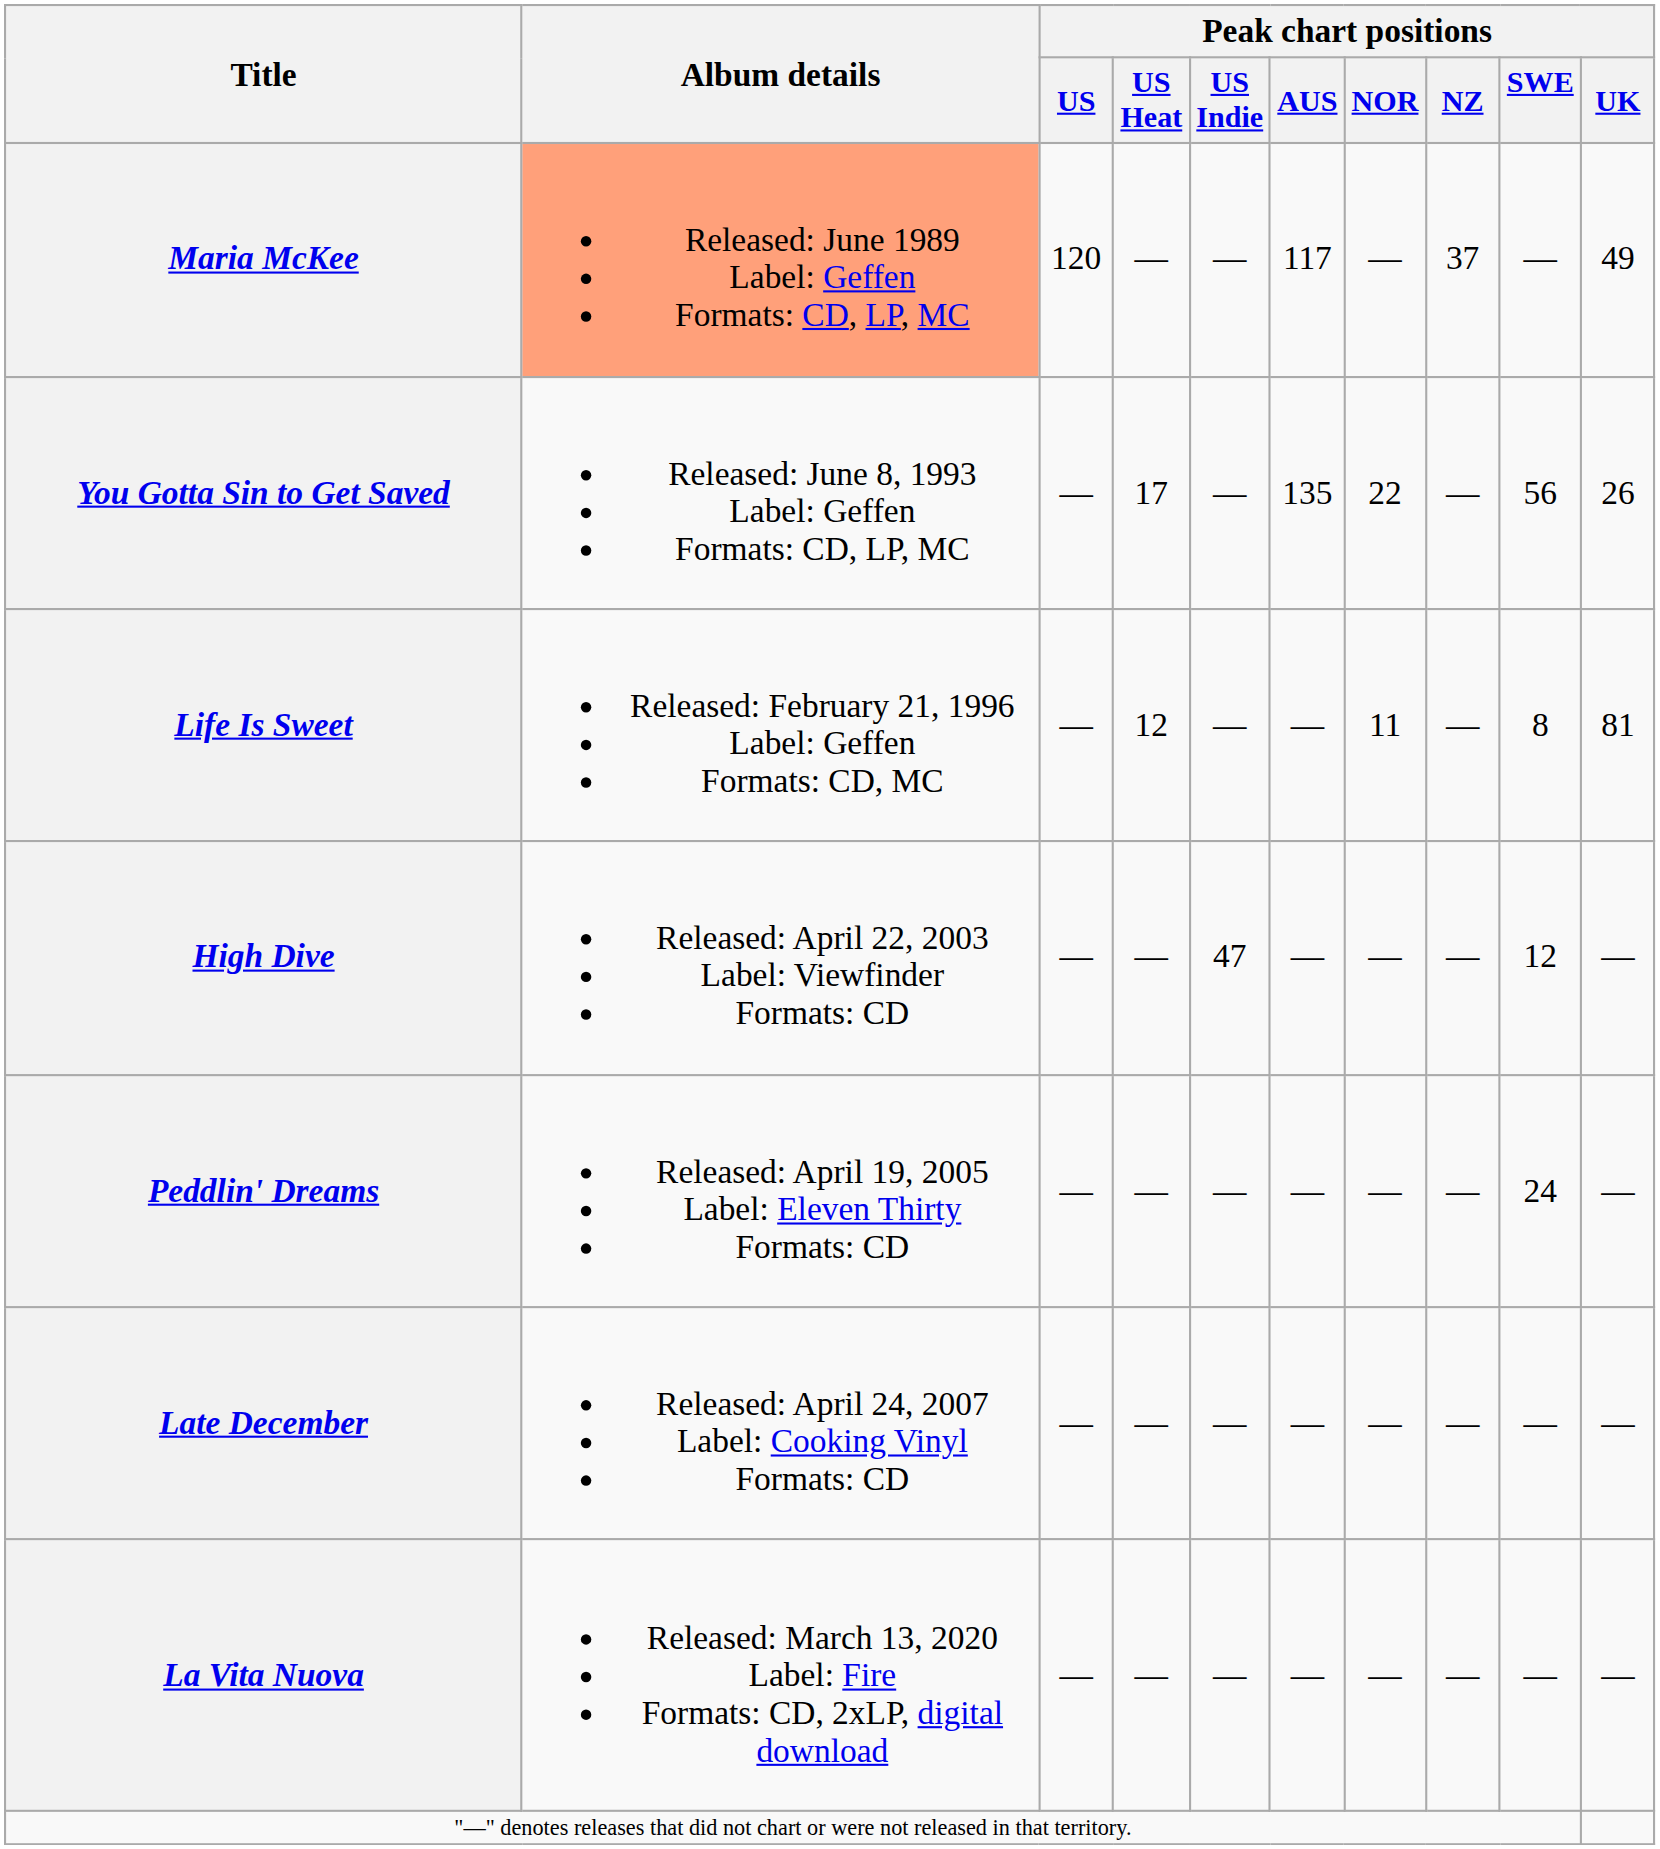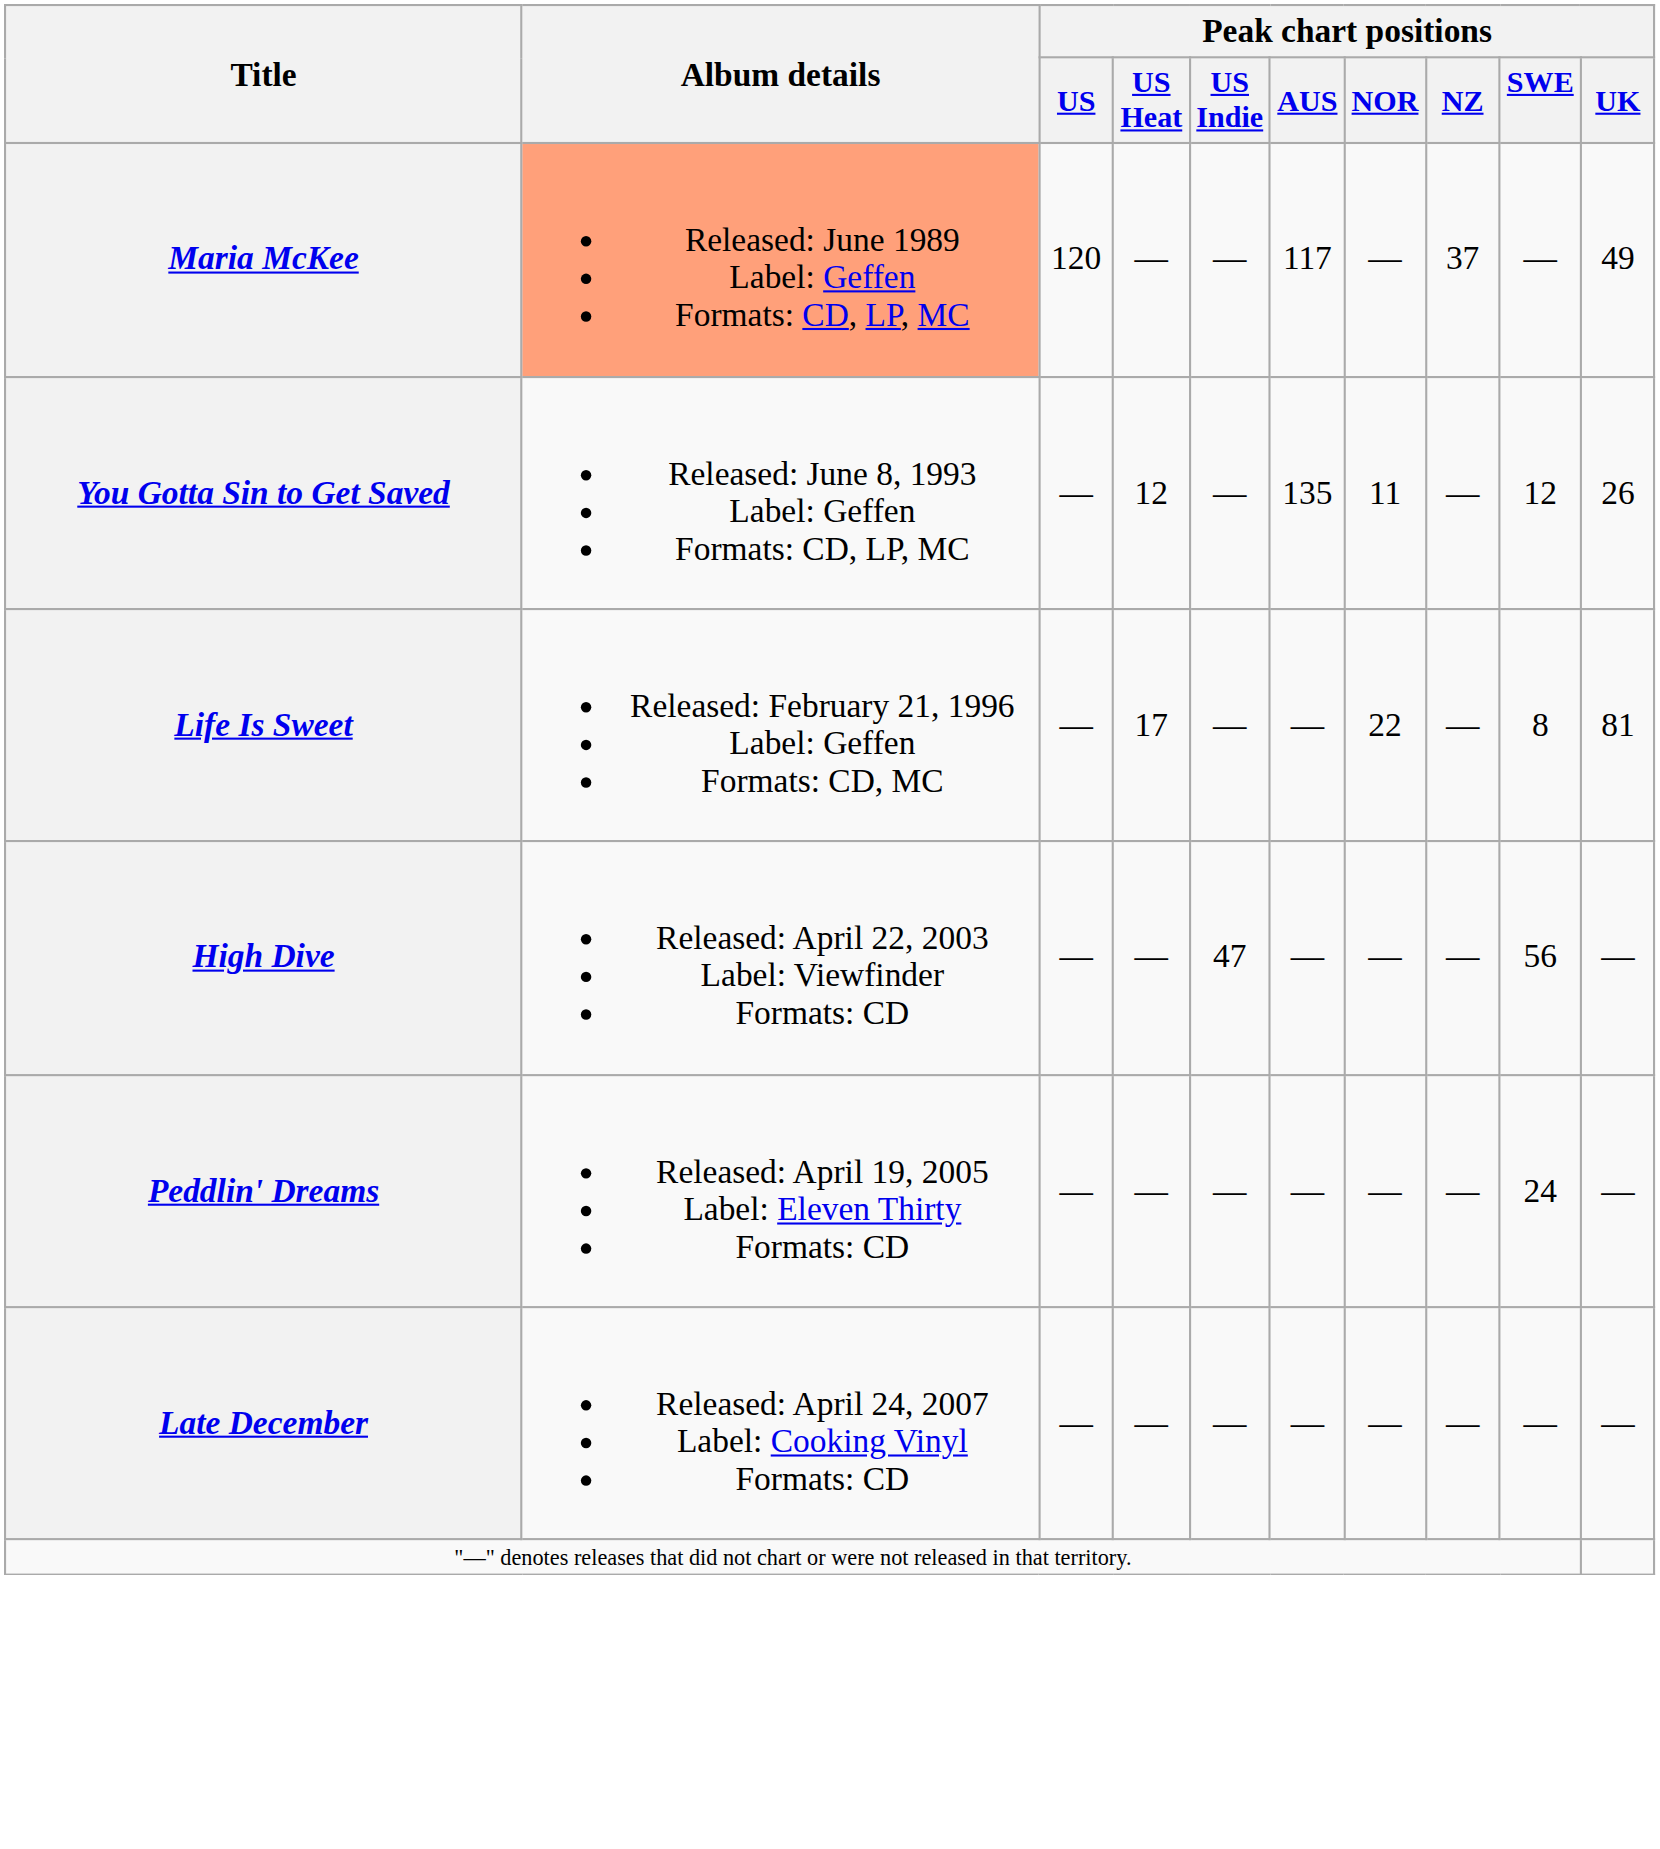(1151, 491) 17 -> (1151, 491) 12
(1385, 491) 22 -> (1385, 491) 11
(1540, 491) 56 -> (1540, 491) 12
(1151, 724) 12 -> (1151, 724) 17
(1385, 724) 11 -> (1385, 724) 22
(1540, 957) 12 -> (1540, 957) 56
- row: (264, 1674)
